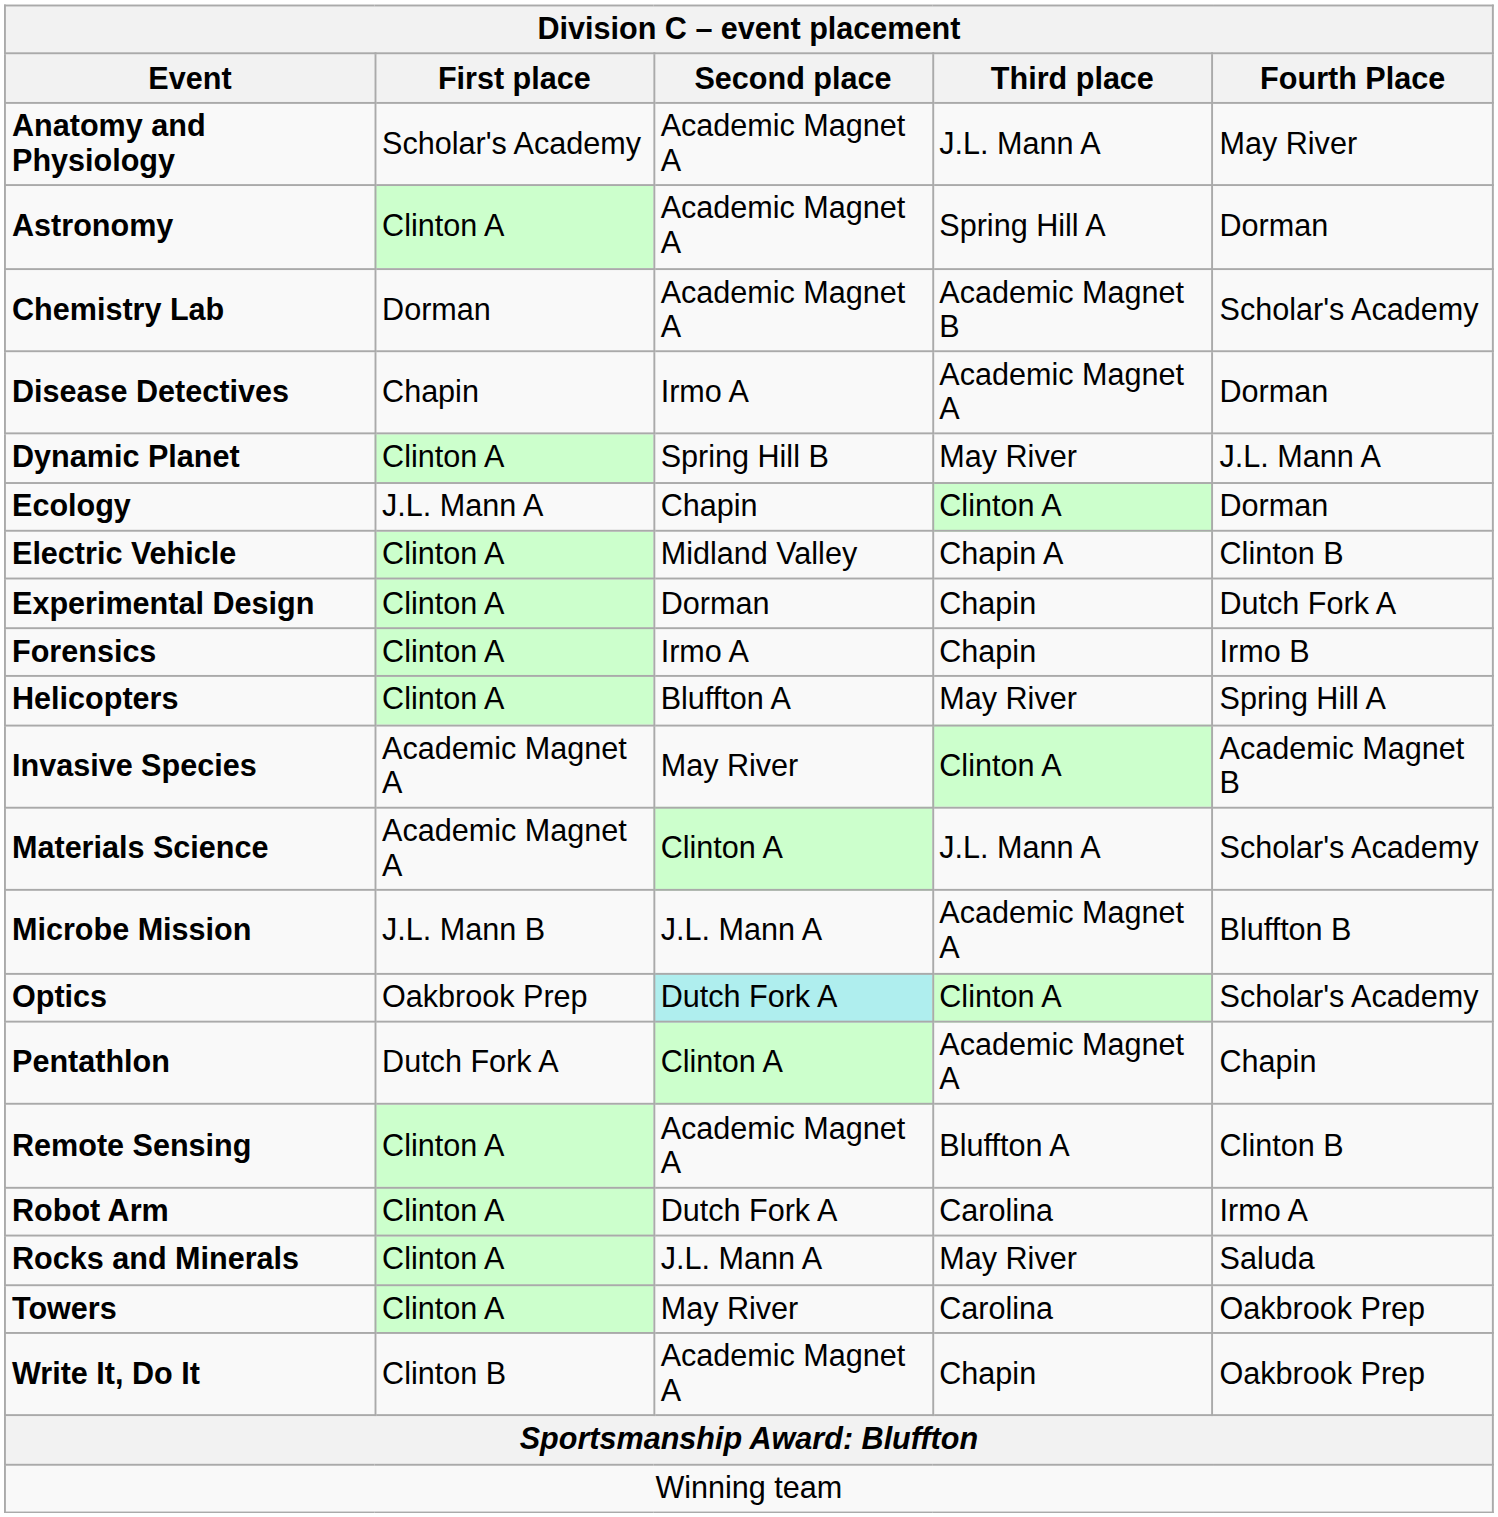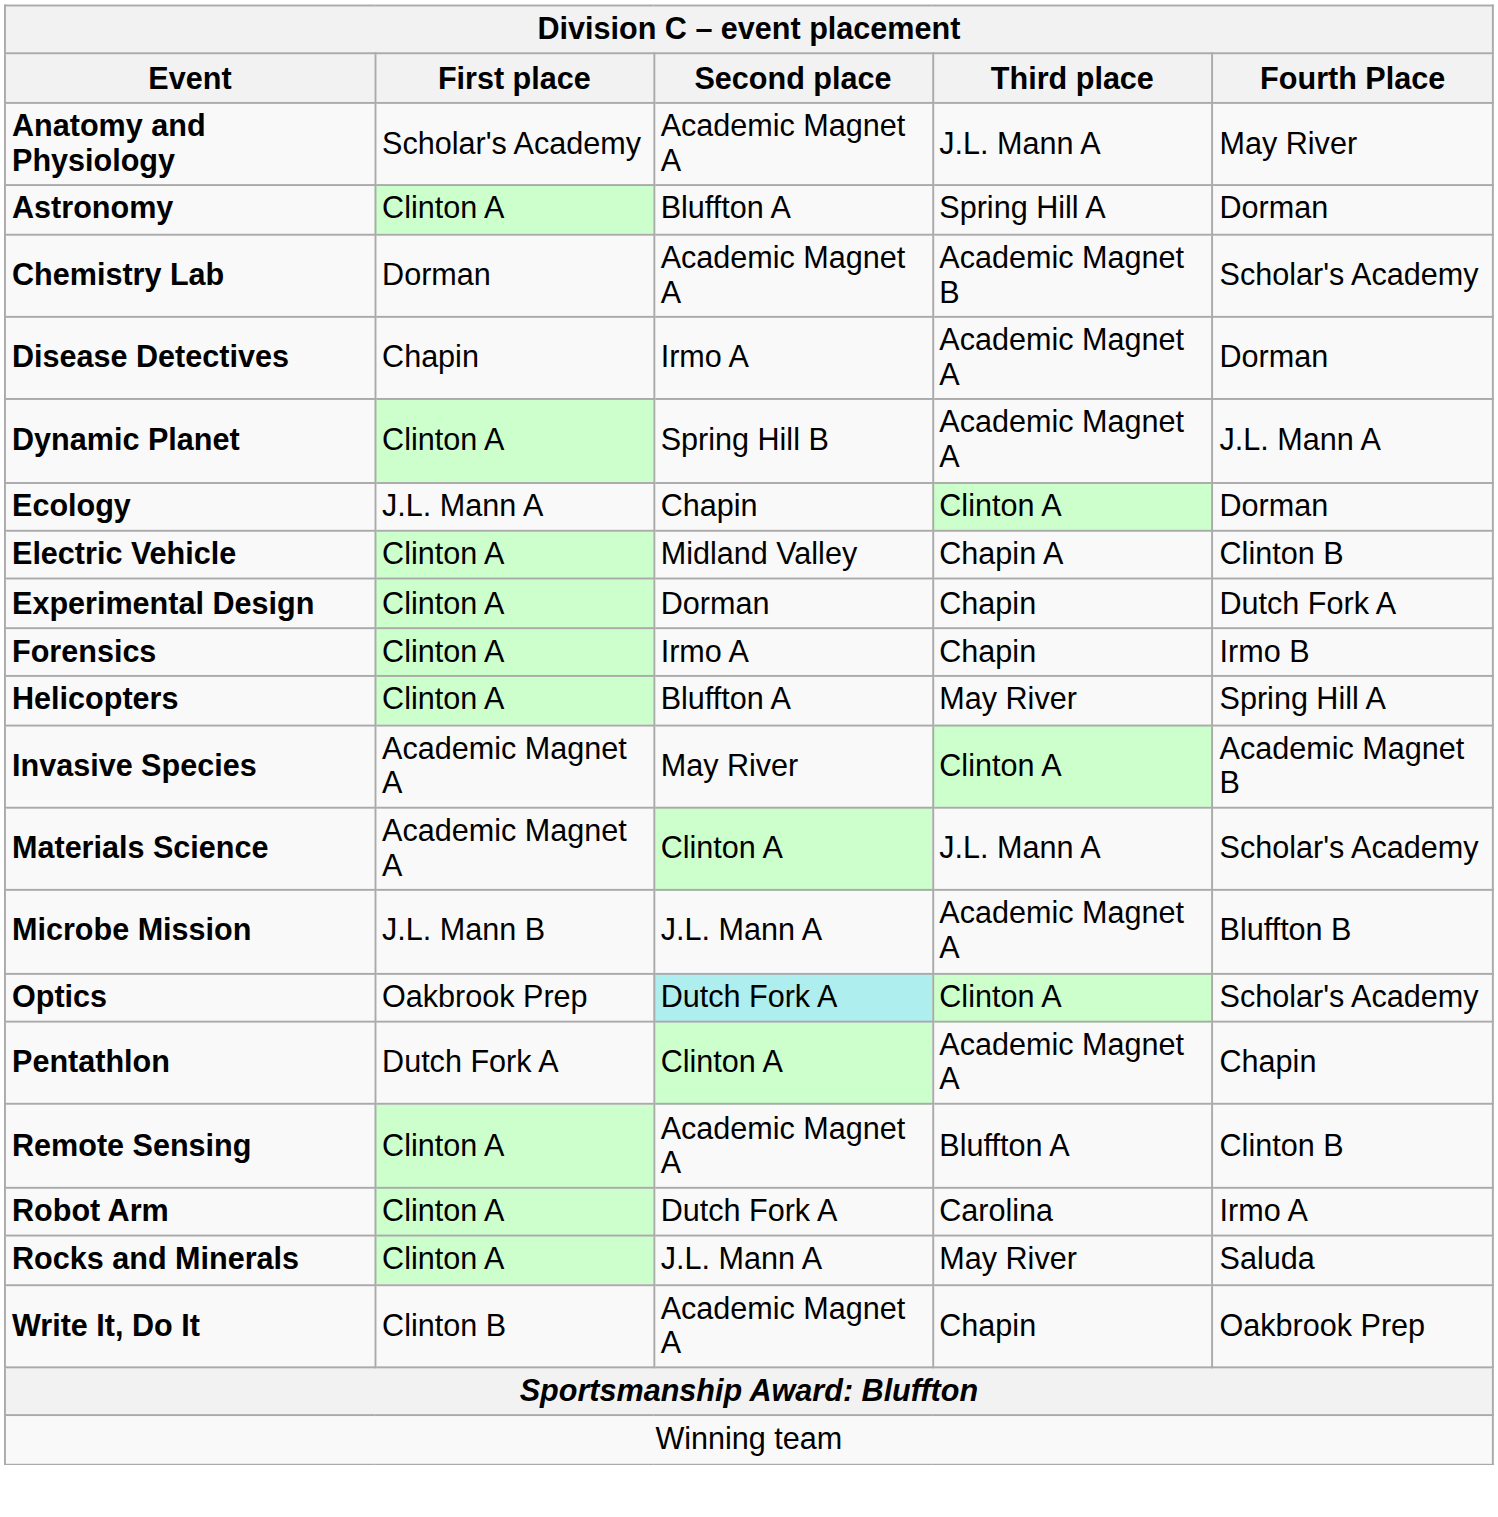(783, 226) Academic Magnet A -> (726, 209) Bluffton A
(1008, 457) May River -> (1062, 440) Academic Magnet A
- row: (64, 1308)
